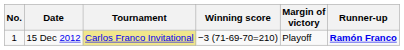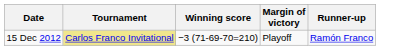- column: (14, 17)
(363, 38) bold -> (342, 38) normal
